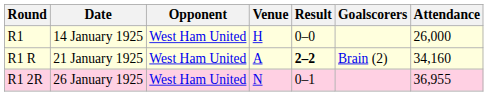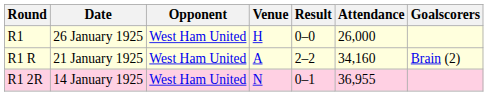columns swapped: (447, 15) <-> (373, 15)
(98, 36) 14 January 1925 -> (98, 36) 26 January 1925
(305, 58) bold -> (305, 58) normal
(98, 79) 26 January 1925 -> (98, 79) 14 January 1925
